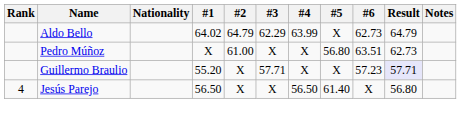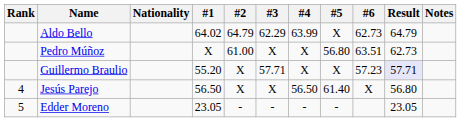+ row: (75, 107)
